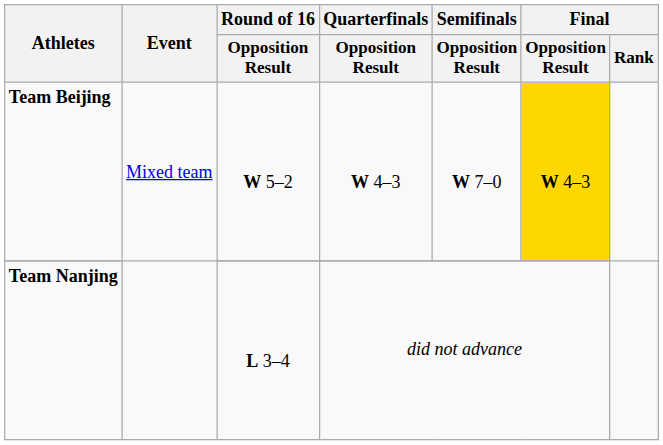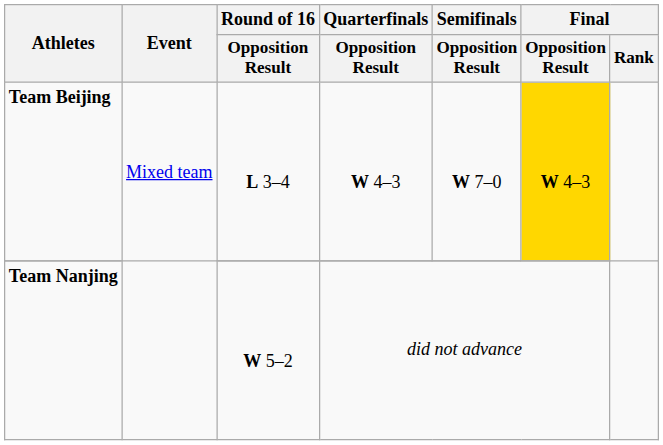(268, 182) W 5–2 -> (268, 182) L 3–4
(268, 360) L 3–4 -> (268, 360) W 5–2
